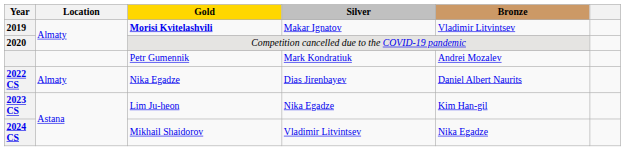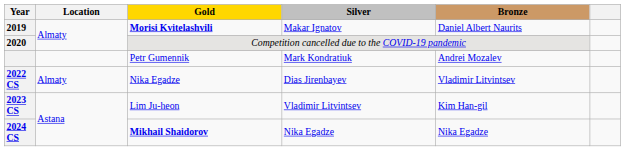(477, 27) Vladimir Litvintsev -> (480, 27) Daniel Albert Naurits
(480, 79) Daniel Albert Naurits -> (477, 79) Vladimir Litvintsev
(309, 106) Nika Egadze -> (322, 106) Vladimir Litvintsev
(167, 132) normal -> (169, 132) bold
(322, 132) Vladimir Litvintsev -> (309, 132) Nika Egadze
